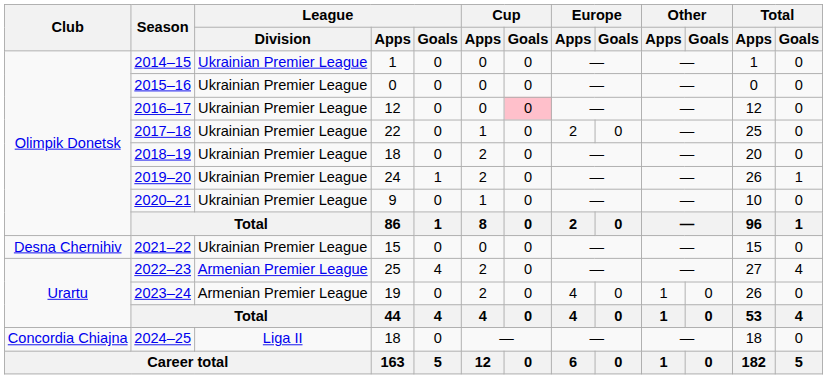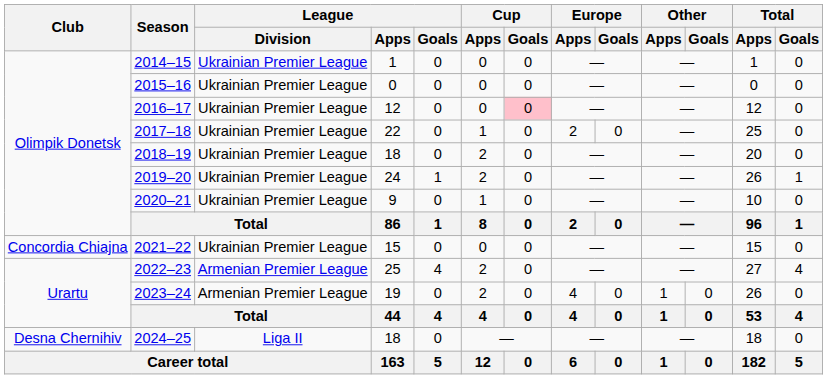(68, 246) Desna Chernihiv -> (68, 246) Concordia Chiajna
(68, 339) Concordia Chiajna -> (68, 339) Desna Chernihiv
